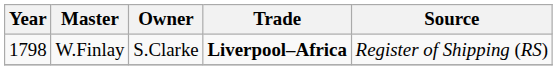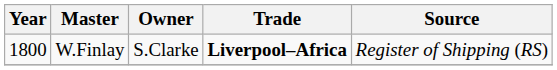(28, 49) 1798 -> (28, 49) 1800
